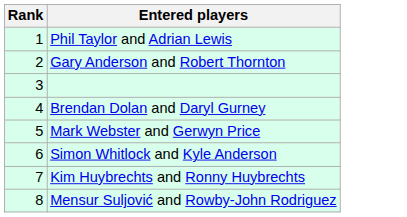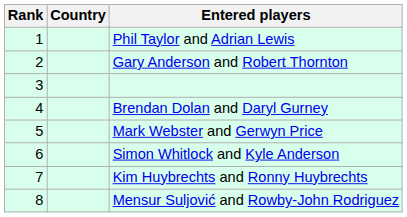+ column: (78, 16)
